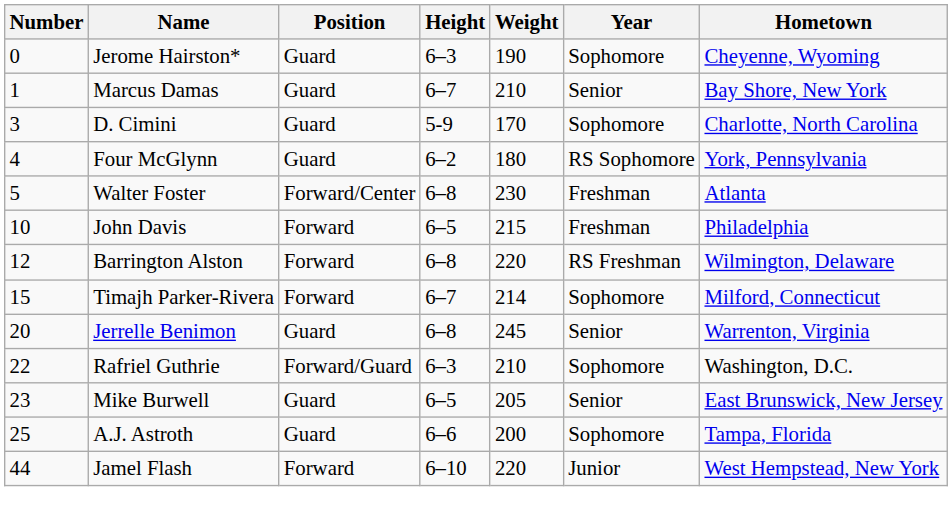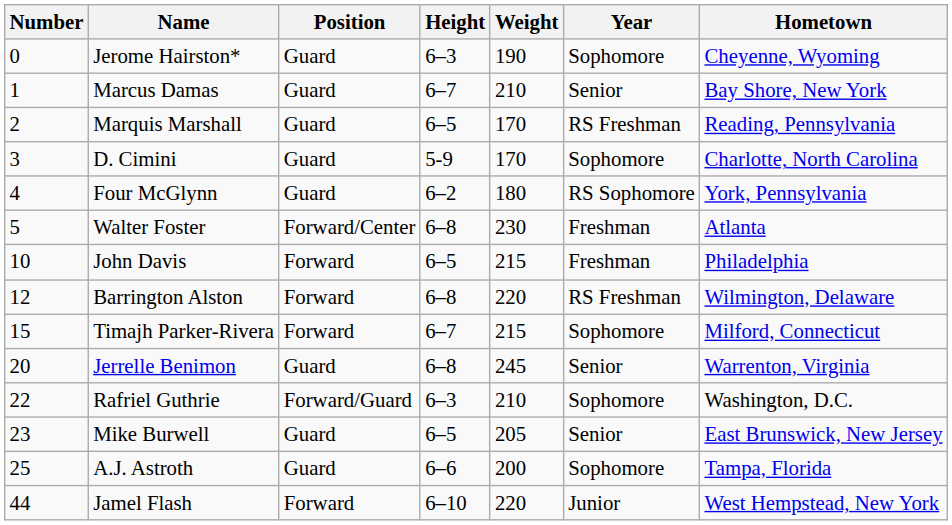+ row: (167, 124)
(511, 296) 214 -> (511, 330) 215
